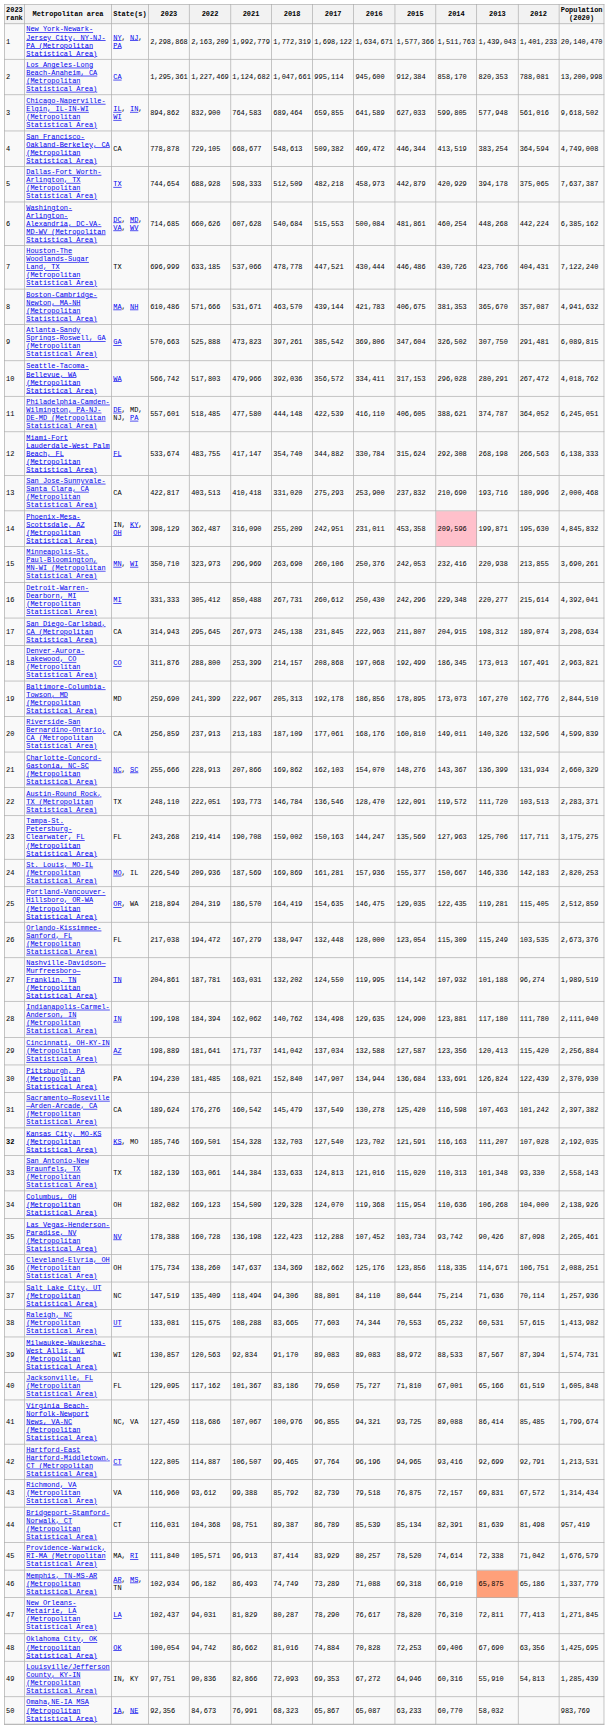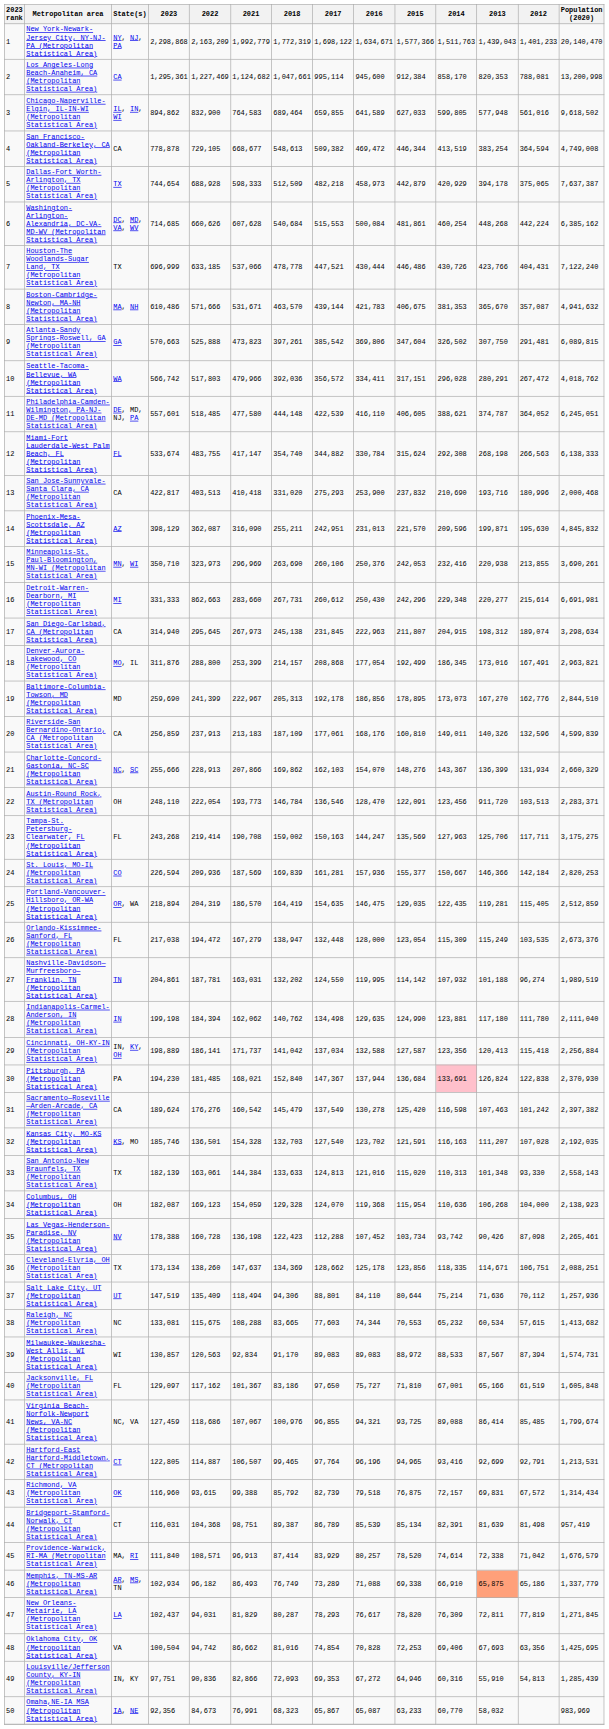(411, 379) 317,153 -> (411, 379) 317,151
(128, 529) IN, KY, OH -> (117, 529) AZ
(206, 529) 362,487 -> (206, 529) 362,087
(288, 529) 255,209 -> (288, 529) 255,211
(370, 529) 231,011 -> (370, 529) 231,013
(411, 529) 453,358 -> (411, 529) 221,570
(452, 529) pink background -> (452, 529) no background
(206, 600) 305,412 -> (206, 600) 862,663
(247, 600) 850,488 -> (247, 600) 283,660
(580, 600) 4,392,041 -> (580, 600) 6,691,981
(165, 632) 314,943 -> (165, 632) 314,940
(117, 664) CO -> (126, 664) MO, IL
(370, 664) 197,068 -> (370, 664) 177,054
(493, 664) 173,013 -> (493, 664) 173,016
(117, 802) TX -> (117, 802) OH
(206, 802) 222,051 -> (206, 802) 222,054
(452, 802) 119,572 -> (452, 802) 123,456
(493, 802) 111,720 -> (493, 802) 911,720
(126, 873) MO, IL -> (117, 873) CO
(165, 873) 226,549 -> (165, 873) 226,594
(288, 873) 169,869 -> (288, 873) 169,839
(493, 873) 146,336 -> (493, 873) 146,366
(534, 873) 142,183 -> (534, 873) 142,184
(117, 1051) AZ -> (128, 1051) IN, KY, OH
(206, 1051) 181,641 -> (206, 1051) 186,141
(534, 1051) 115,420 -> (534, 1051) 115,418
(329, 1079) 147,907 -> (329, 1079) 147,367
(370, 1079) 134,944 -> (370, 1079) 137,944
(452, 1079) no background -> (452, 1079) pink background
(534, 1079) 122,439 -> (534, 1079) 122,838
(10, 1142) bold -> (10, 1142) normal
(206, 1142) 169,501 -> (206, 1142) 136,501
(165, 1205) 182,082 -> (165, 1205) 182,087
(247, 1205) 154,509 -> (247, 1205) 154,059
(580, 1205) 2,138,926 -> (580, 1205) 2,138,923
(117, 1268) OH -> (117, 1268) TX
(165, 1268) 175,734 -> (165, 1268) 173,134
(329, 1268) 182,662 -> (329, 1268) 128,662
(370, 1268) 125,176 -> (370, 1268) 125,178
(117, 1296) NC -> (117, 1296) UT
(532, 1296) 70,114 -> (532, 1296) 70,112
(117, 1324) UT -> (117, 1324) NC
(491, 1324) 60,531 -> (491, 1324) 60,534
(580, 1324) 1,413,982 -> (580, 1324) 1,413,682
(165, 1387) 129,095 -> (165, 1387) 129,097
(327, 1387) 79,650 -> (327, 1387) 97,650
(117, 1494) VA -> (117, 1494) OK
(204, 1494) 93,612 -> (204, 1494) 93,615
(206, 1557) 105,571 -> (206, 1557) 108,571
(286, 1584) 74,749 -> (286, 1584) 76,749
(409, 1584) 69,318 -> (409, 1584) 69,338
(327, 1616) 78,290 -> (327, 1616) 78,293
(450, 1616) 76,310 -> (450, 1616) 76,309
(532, 1616) 77,413 -> (532, 1616) 77,819
(117, 1648) OK -> (117, 1648) VA
(165, 1648) 100,054 -> (165, 1648) 100,504
(327, 1648) 74,884 -> (327, 1648) 74,854
(491, 1648) 67,690 -> (491, 1648) 67,693
(575, 1711) 983,769 -> (575, 1711) 983,969
